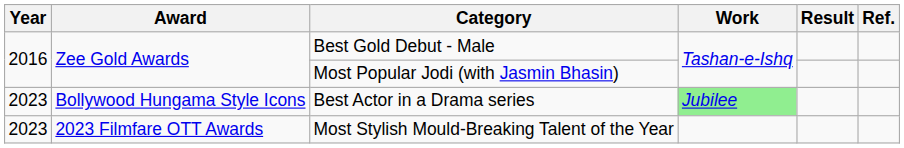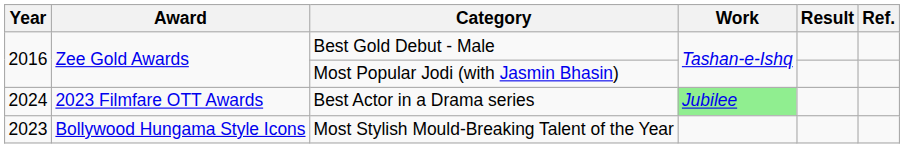(28, 101) 2023 -> (28, 101) 2024
(180, 101) Bollywood Hungama Style Icons -> (159, 101) 2023 Filmfare OTT Awards
(159, 128) 2023 Filmfare OTT Awards -> (180, 128) Bollywood Hungama Style Icons
